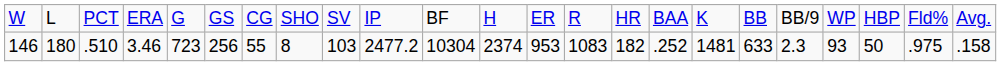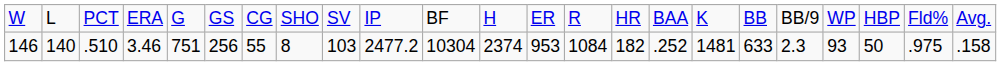(61, 46) 180 -> (61, 46) 140
(186, 46) 723 -> (186, 46) 751
(588, 46) 1083 -> (588, 46) 1084
